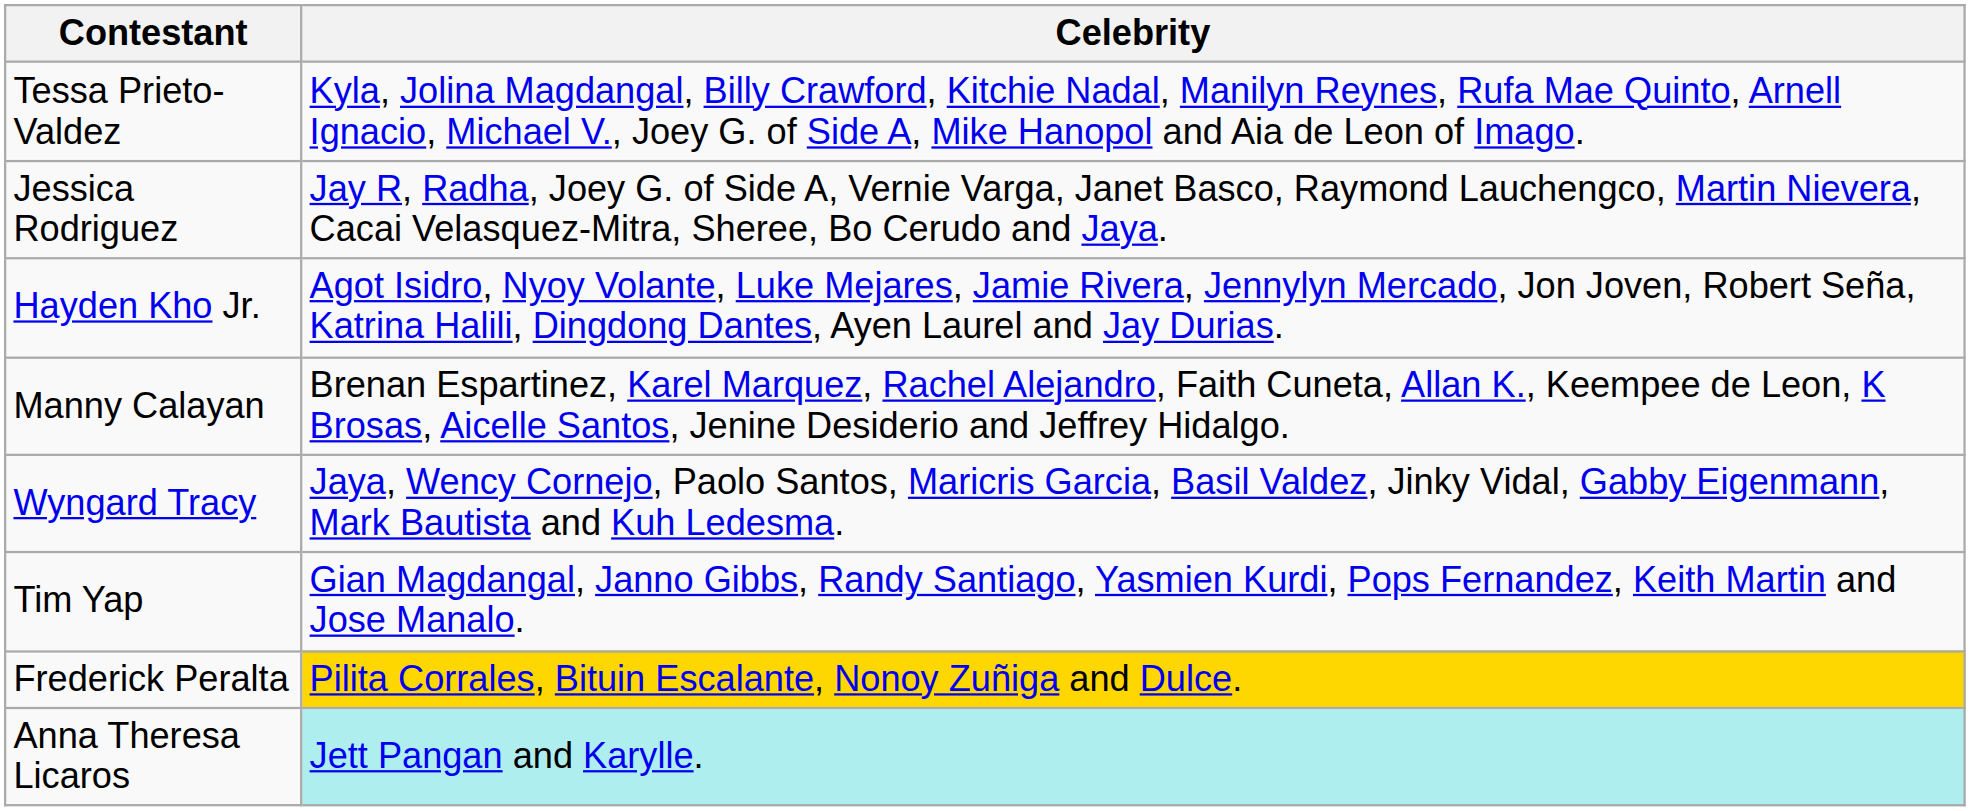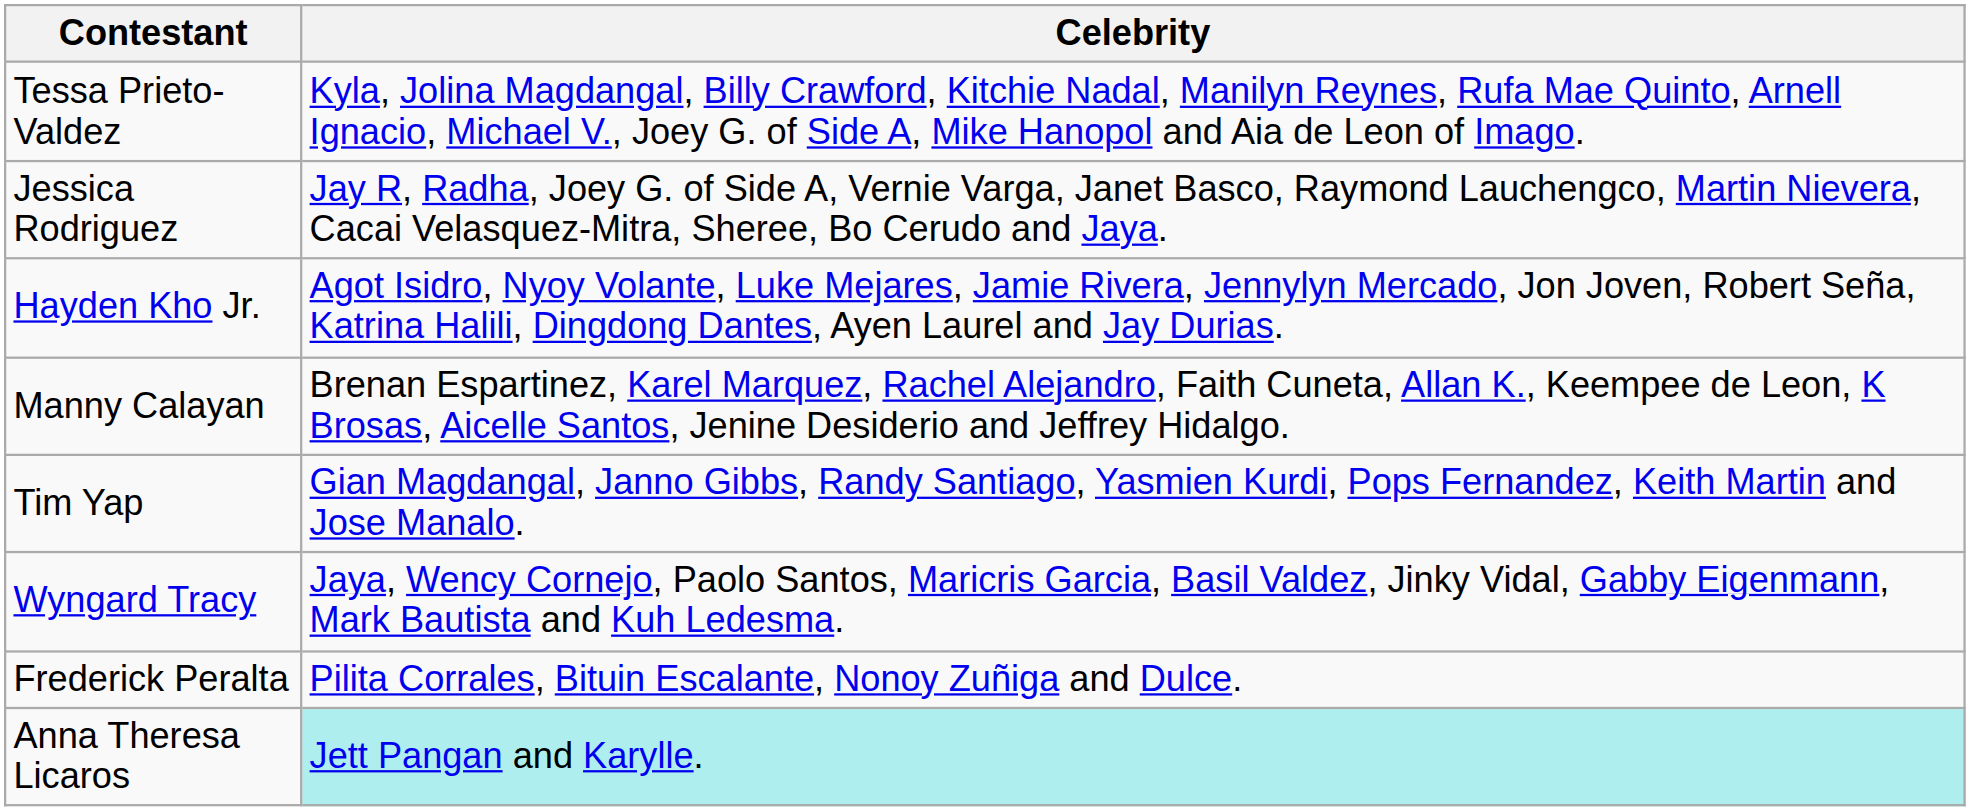rows swapped: (135, 502) <-> (78, 600)
(776, 678) gold background -> (776, 678) no background
